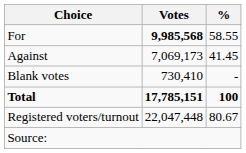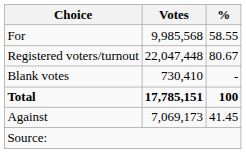(177, 35) bold -> (177, 35) normal
rows swapped: (28, 55) <-> (73, 117)
